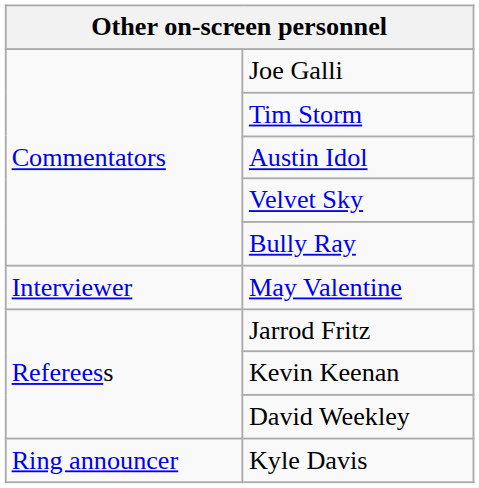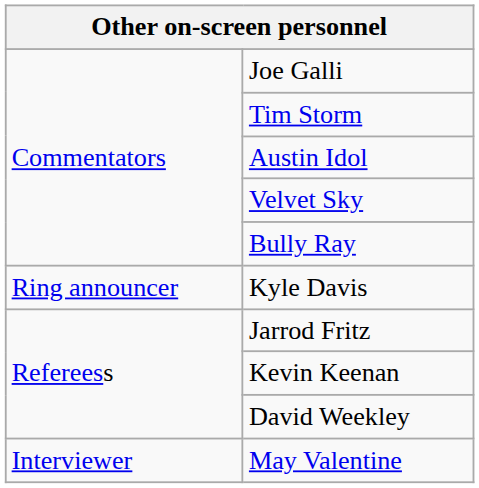rows swapped: (308, 459) <-> (325, 286)
